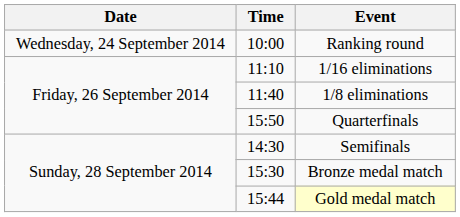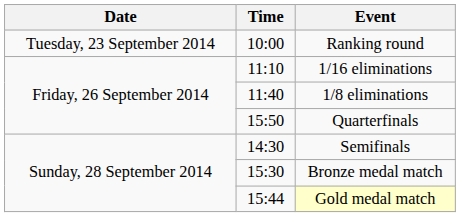+ row: (120, 43)
- row: (120, 43)
